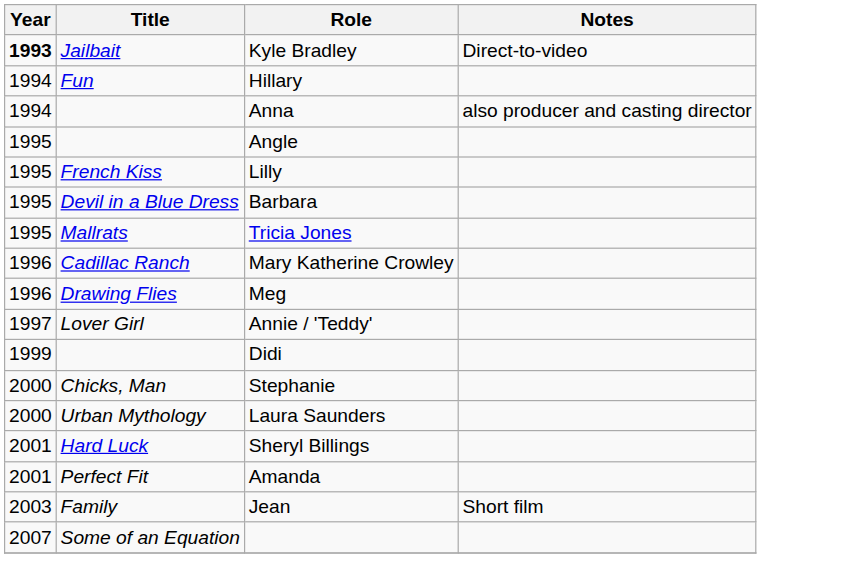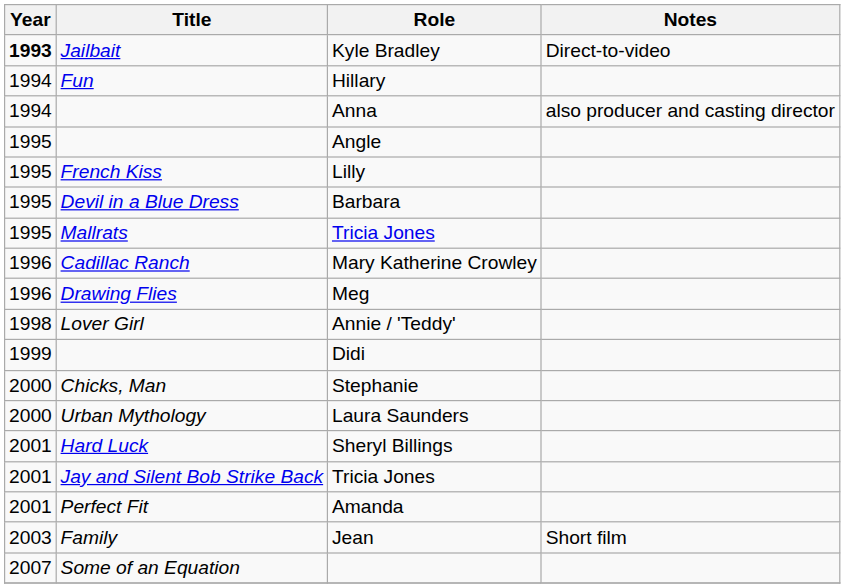(30, 324) 1997 -> (30, 324) 1998
+ row: (192, 476)
